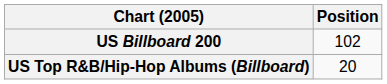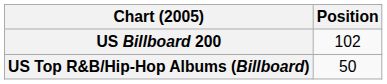(348, 66) 20 -> (348, 66) 50
